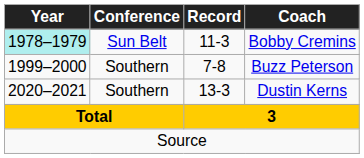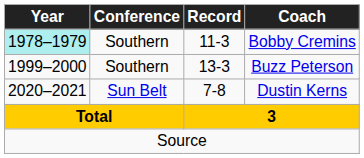(137, 41) Sun Belt -> (137, 41) Southern
(214, 66) 7-8 -> (214, 66) 13-3
(137, 91) Southern -> (137, 91) Sun Belt
(214, 91) 13-3 -> (214, 91) 7-8
